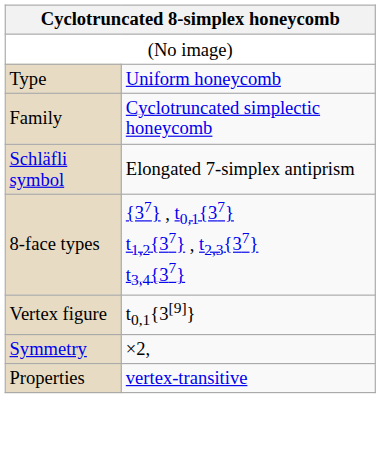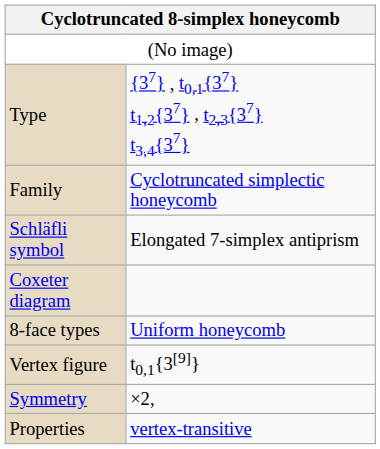(203, 78) Uniform honeycomb -> (196, 114) {37} , t0,1{37} t1,2{37} , t2,3{37} t3,4{37}
+ row: (40, 290)
(192, 244) {37} , t0,1{37} t1,2{37} , t2,3{37} t3,4{37} -> (208, 330) Uniform honeycomb
